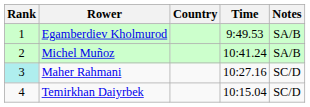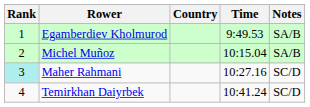(245, 53) 10:41.24 -> (245, 53) 10:15.04
(245, 92) 10:15.04 -> (245, 92) 10:41.24
